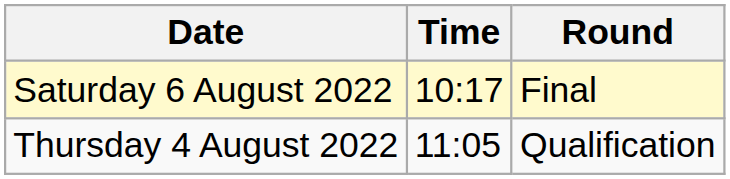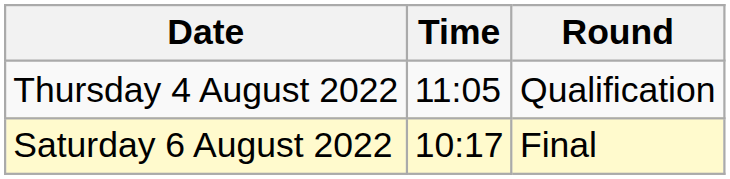rows swapped: (206, 145) <-> (203, 88)
